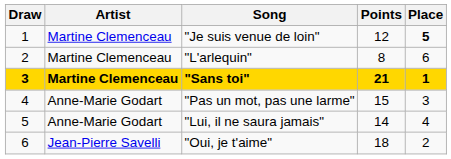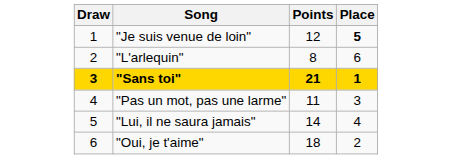- column: (113, 15)
(381, 100) 15 -> (313, 100) 11
